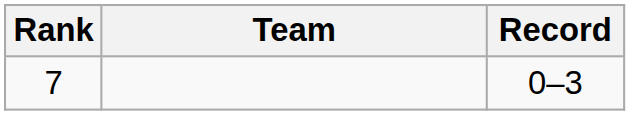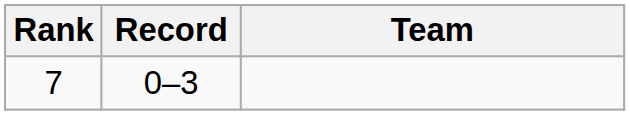columns swapped: (294, 30) <-> (555, 30)
